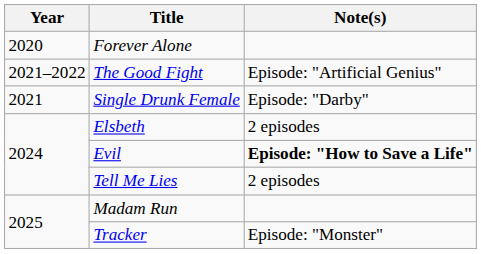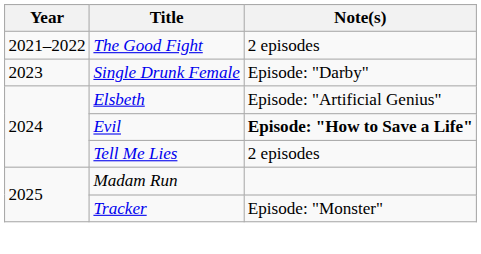- row: (143, 45)
(345, 72) Episode: "Artificial Genius" -> (284, 45) 2 episodes
(26, 99) 2021 -> (26, 72) 2023
(284, 126) 2 episodes -> (345, 99) Episode: "Artificial Genius"
